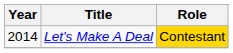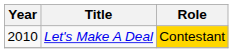(23, 36) 2014 -> (23, 36) 2010
